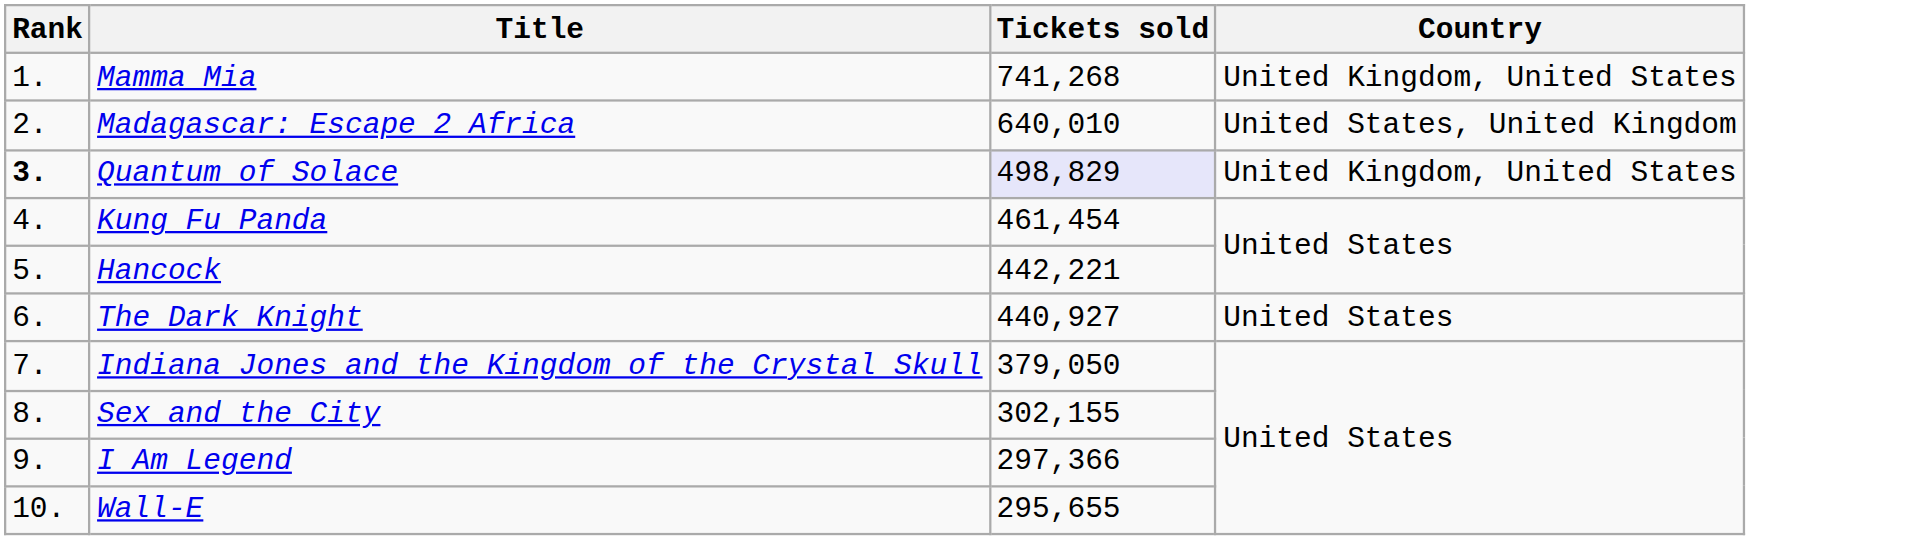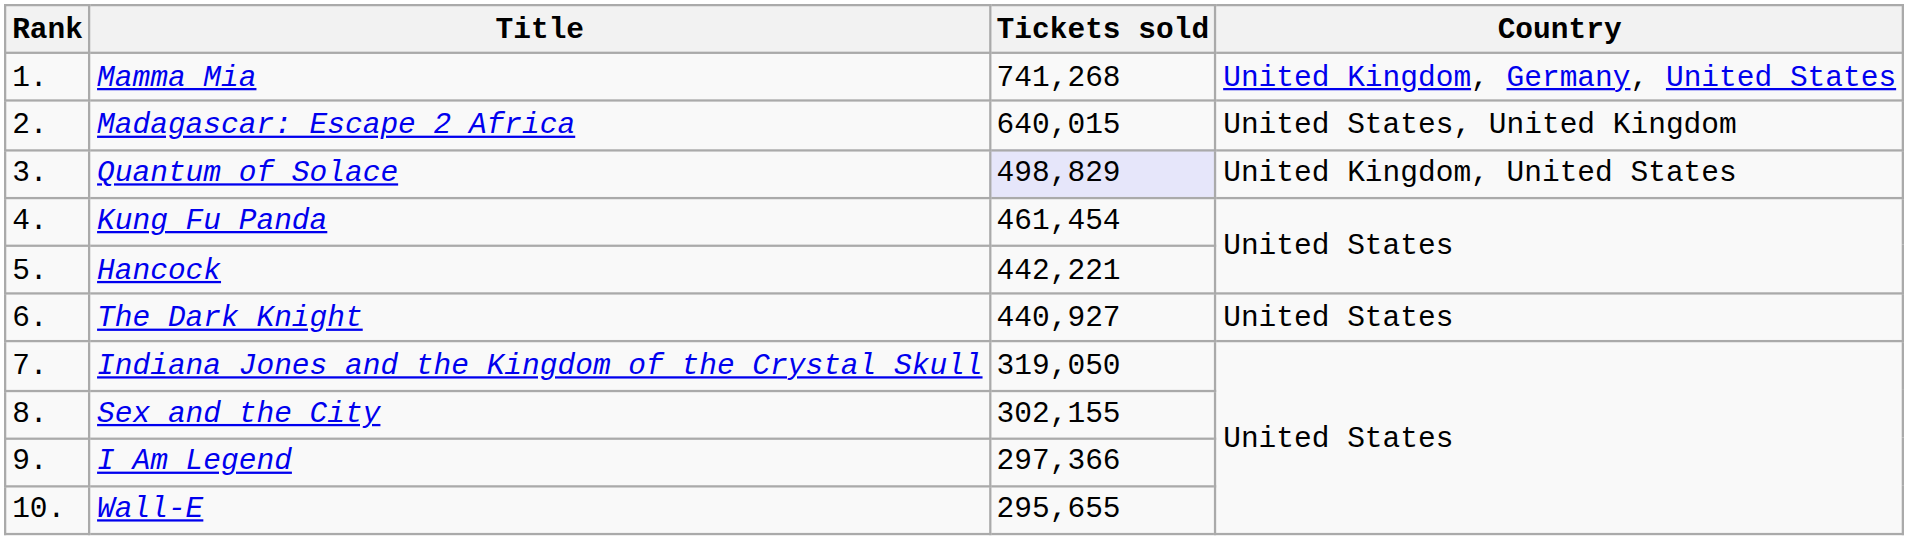(1480, 77) United Kingdom, United States -> (1560, 77) United Kingdom, Germany, United States
(1059, 125) 640,010 -> (1059, 125) 640,015
(30, 173) bold -> (30, 173) normal
(1059, 366) 379,050 -> (1059, 366) 319,050
